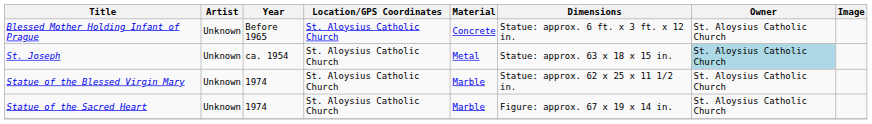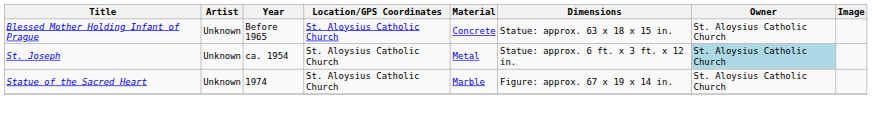(592, 31) Statue: approx. 6 ft. x 3 ft. x 12 in. -> (586, 31) Statue: approx. 63 x 18 x 15 in.
(586, 56) Statue: approx. 63 x 18 x 15 in. -> (592, 56) Statue: approx. 6 ft. x 3 ft. x 12 in.
- row: (96, 81)
